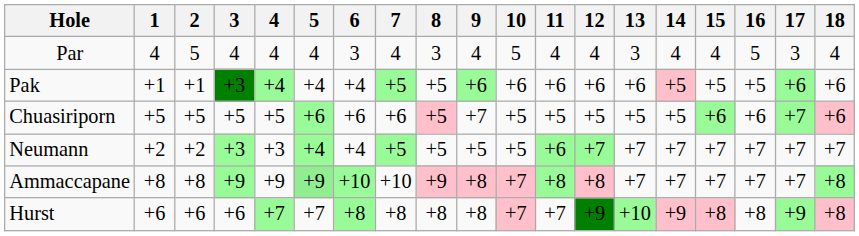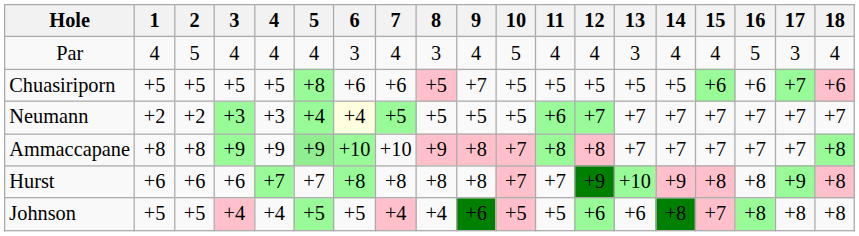- row: (25, 85)
(314, 117) +6 -> (314, 85) +8
(355, 149) no background -> (355, 117) lightyellow background
+ row: (43, 213)
